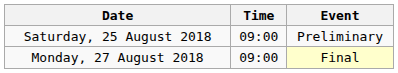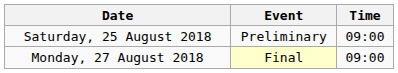columns swapped: (259, 15) <-> (340, 15)
